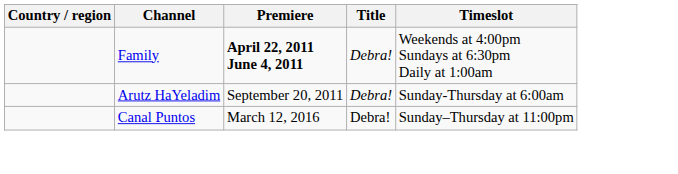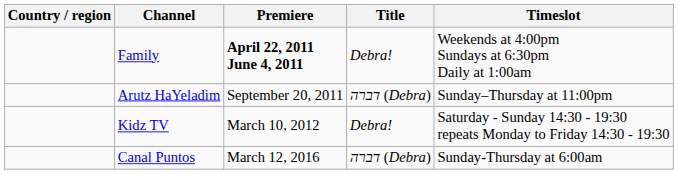(371, 94) Debra! -> (390, 94) דברה (Debra)
(481, 94) Sunday-Thursday at 6:00am -> (525, 94) Sunday–Thursday at 11:00pm
+ row: (143, 126)
(370, 118) Debra! -> (390, 157) דברה (Debra)
(486, 118) Sunday–Thursday at 11:00pm -> (520, 157) Sunday-Thursday at 6:00am
